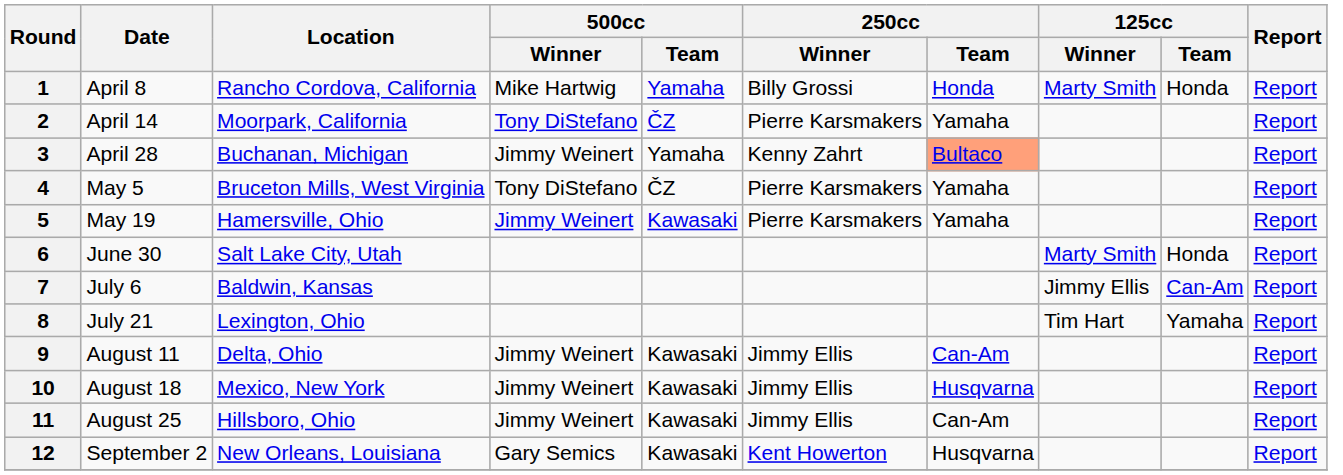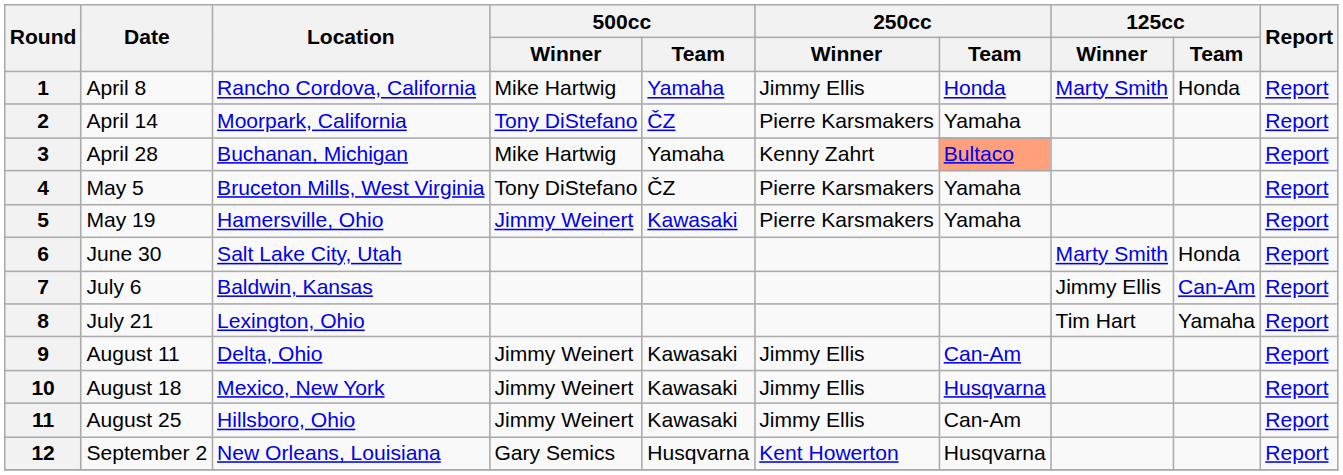(800, 87) Billy Grossi -> (812, 87) Jimmy Ellis
(564, 154) Jimmy Weinert -> (555, 154) Mike Hartwig
(692, 453) Kawasaki -> (698, 453) Husqvarna
